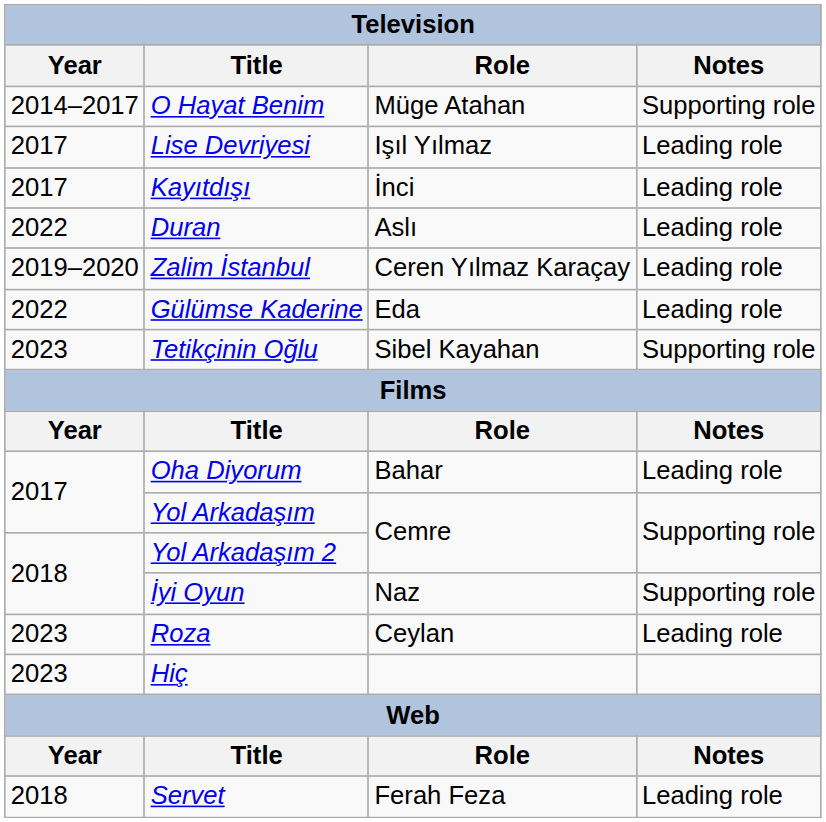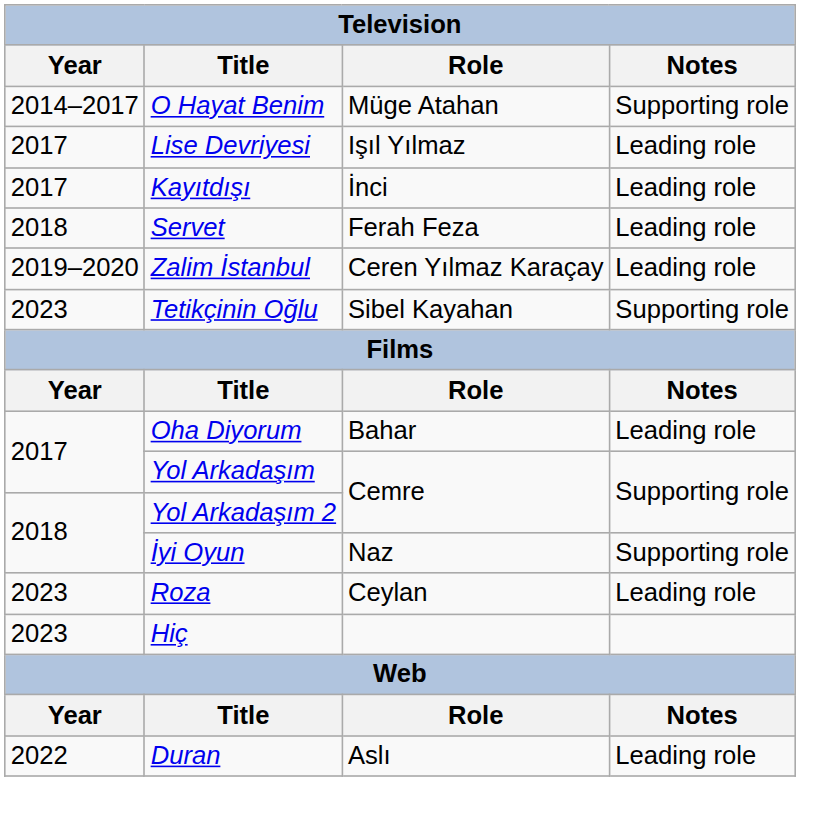rows swapped: (188, 796) <-> (186, 227)
- row: (257, 308)
